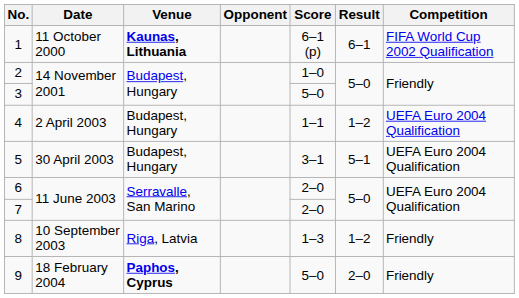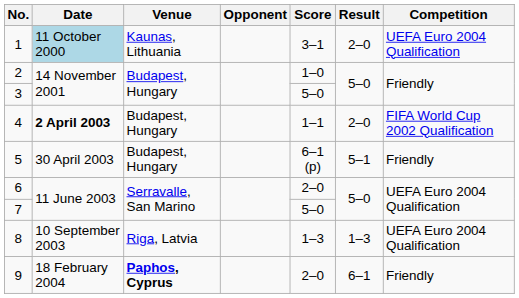(68, 44) no background -> (68, 44) lightblue background
(156, 44) bold -> (154, 44) normal
(313, 44) 6–1 (p) -> (313, 44) 3–1
(359, 44) 6–1 -> (359, 44) 2–0
(440, 44) FIFA World Cup 2002 Qualification -> (436, 44) UEFA Euro 2004 Qualification
(71, 123) normal -> (73, 123) bold
(359, 123) 1–2 -> (359, 123) 2–0
(436, 123) UEFA Euro 2004 Qualification -> (440, 123) FIFA World Cup 2002 Qualification
(313, 159) 3–1 -> (313, 159) 6–1 (p)
(436, 159) UEFA Euro 2004 Qualification -> (410, 159) Friendly
(313, 209) 2–0 -> (313, 209) 5–0
(359, 238) 1–2 -> (359, 238) 1–3
(410, 238) Friendly -> (436, 238) UEFA Euro 2004 Qualification
(313, 275) 5–0 -> (313, 275) 2–0
(359, 275) 2–0 -> (359, 275) 6–1
